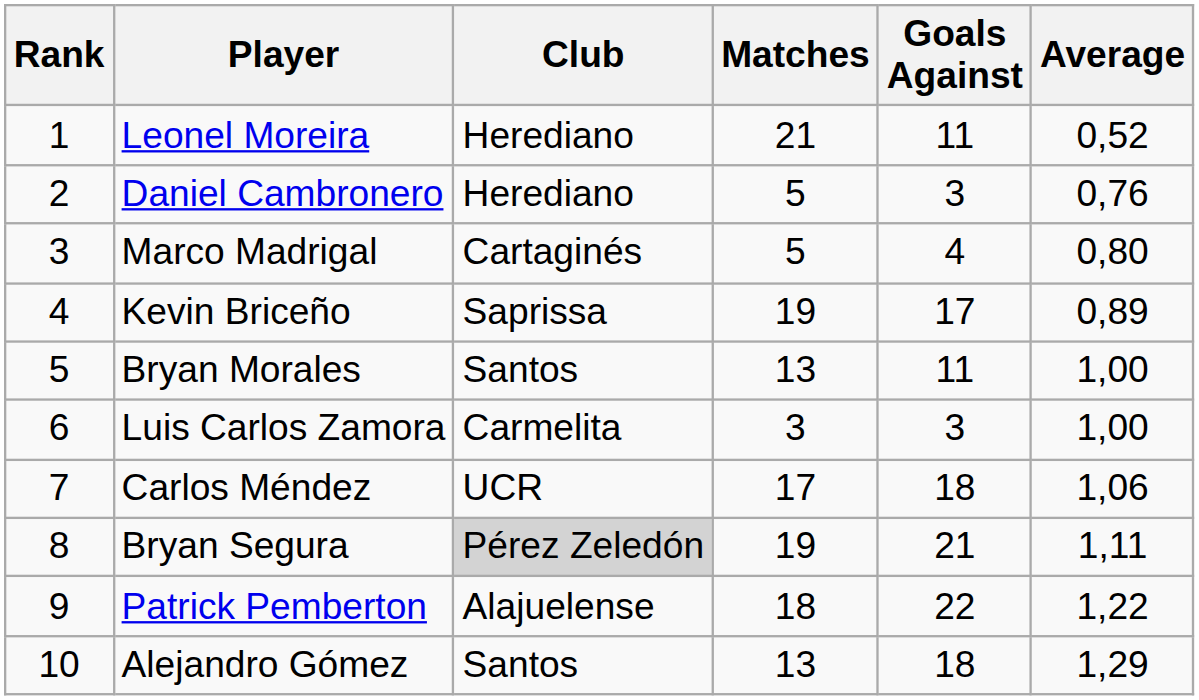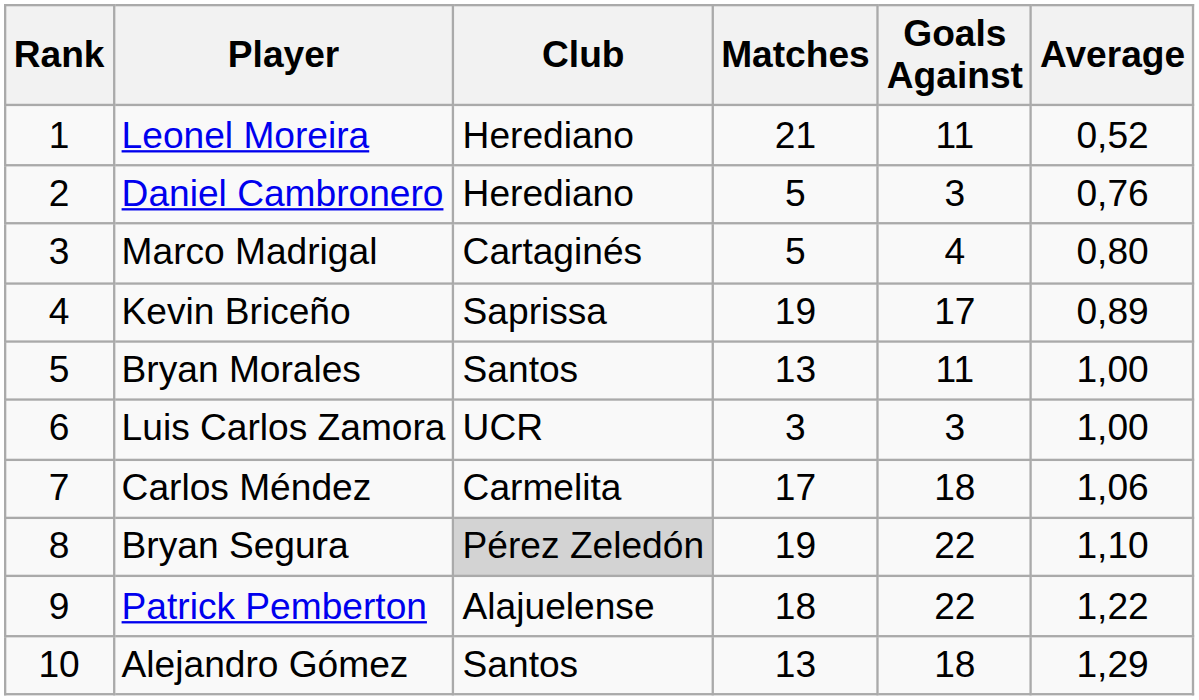(542, 428) Carmelita -> (503, 428) UCR
(503, 487) UCR -> (542, 487) Carmelita
(955, 546) 21 -> (955, 546) 22
(1113, 546) 1,11 -> (1113, 546) 1,10
